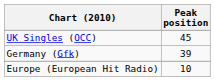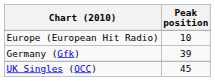rows swapped: (83, 69) <-> (52, 38)
